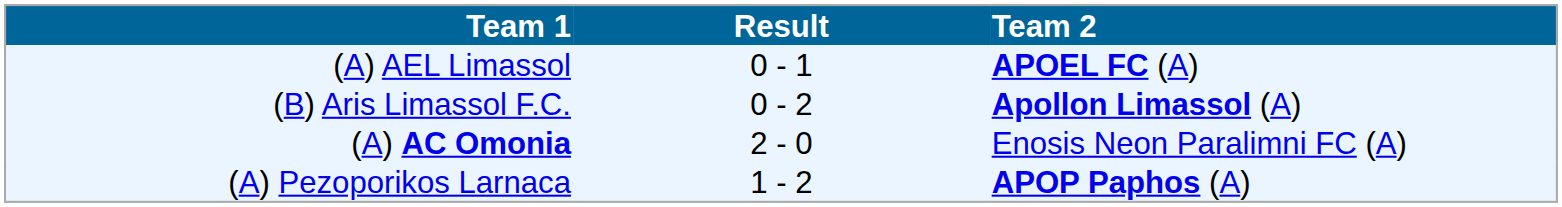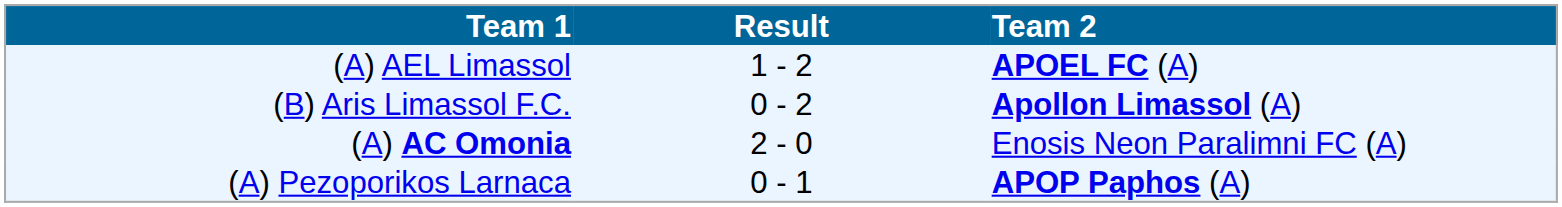(781, 64) 0 - 1 -> (781, 64) 1 - 2
(781, 181) 1 - 2 -> (781, 181) 0 - 1
